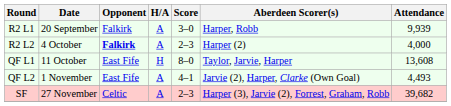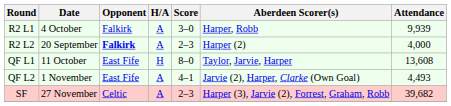(69, 28) 20 September -> (61, 28) 4 October
(61, 45) 4 October -> (69, 45) 20 September
